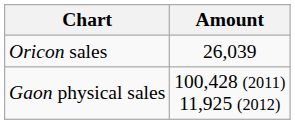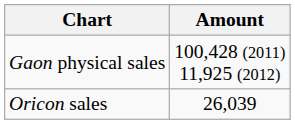rows swapped: (87, 92) <-> (58, 50)
